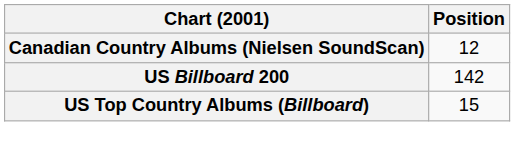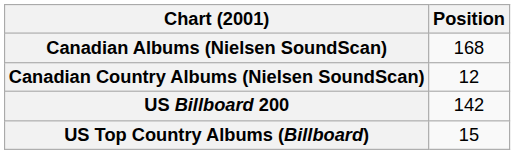+ row: (217, 47)
